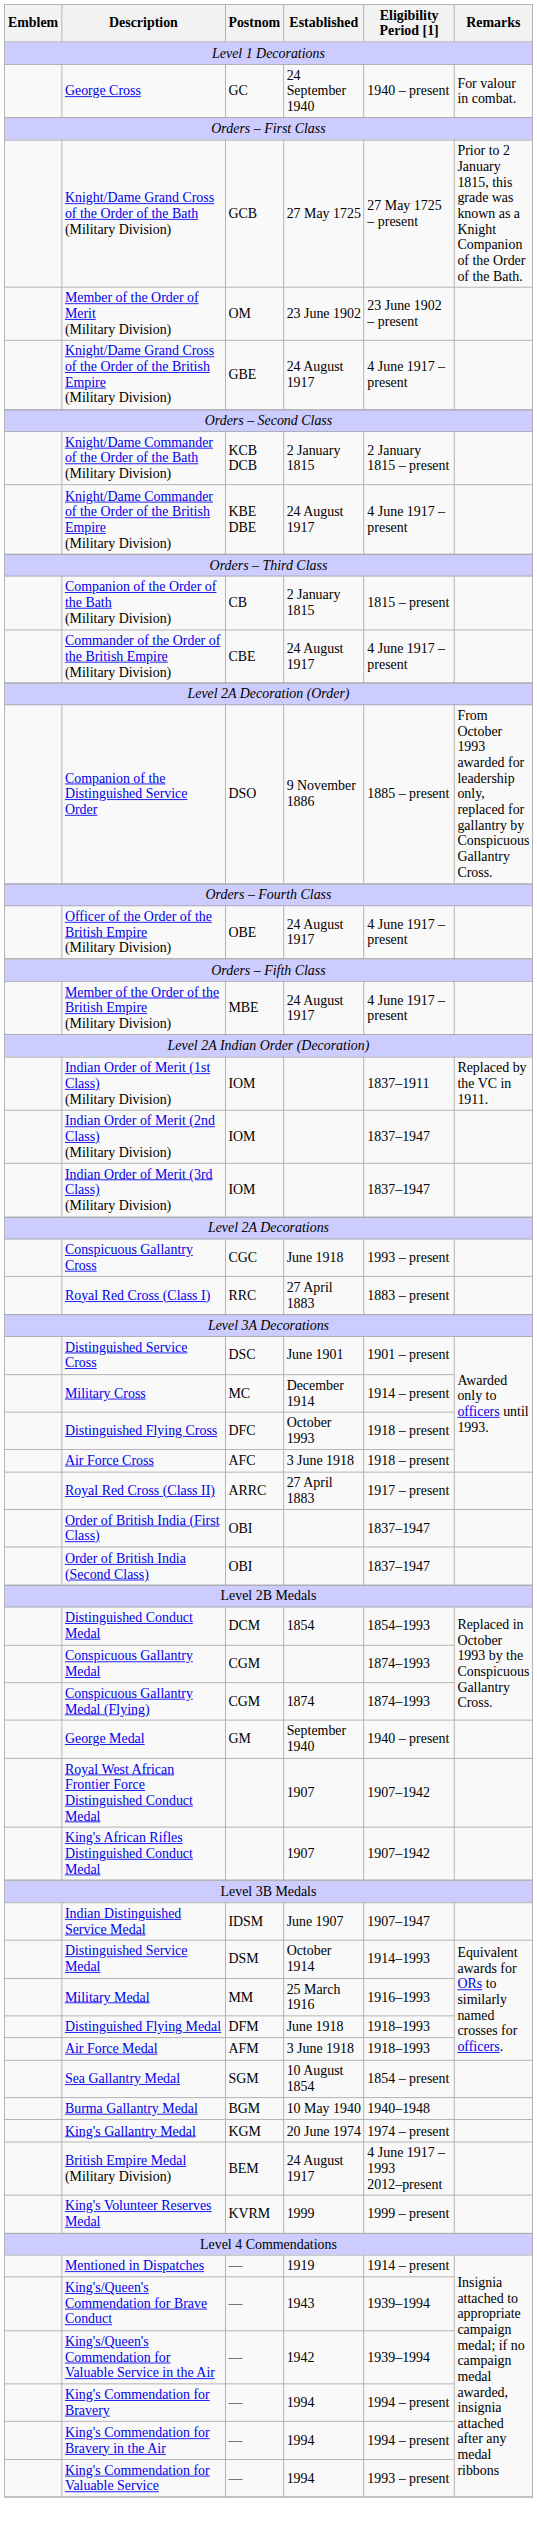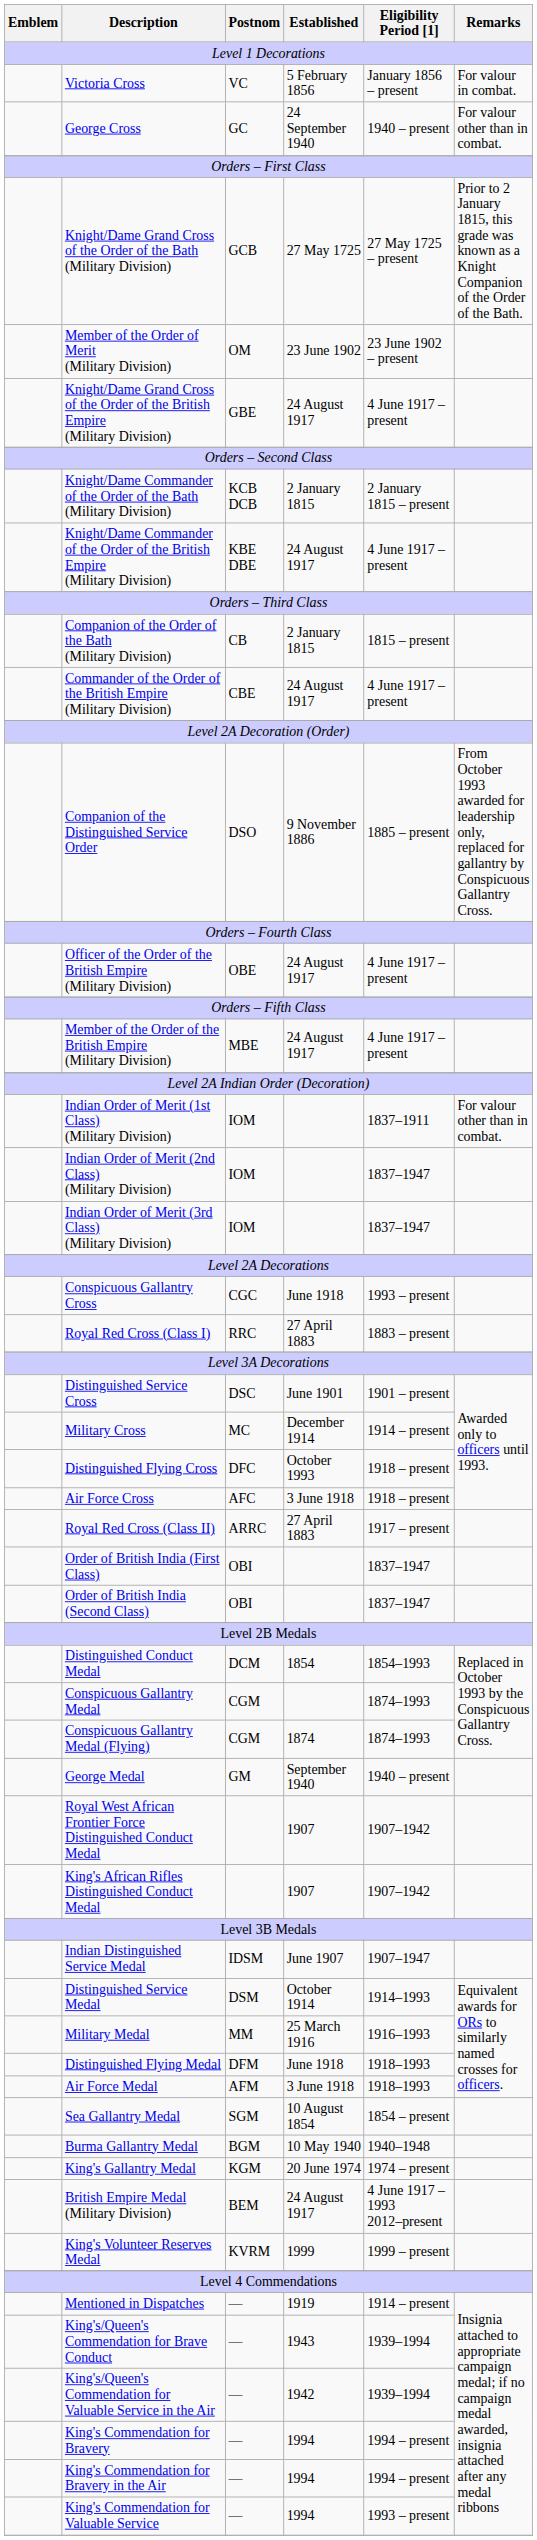+ row: (105, 83)
(487, 91) For valour in combat. -> (493, 128) For valour other than in combat.
(492, 1083) Replaced by the VC in 1911. -> (493, 1121) For valour other than in combat.
